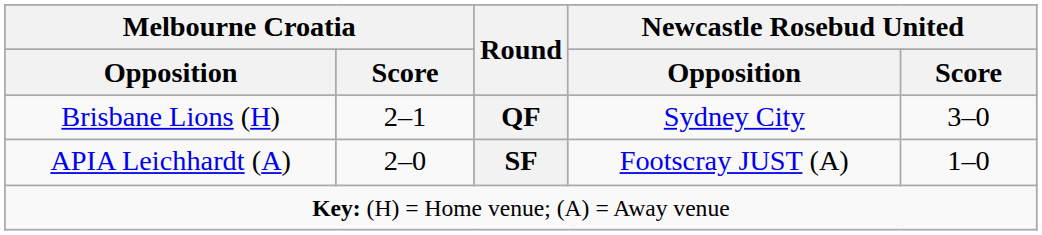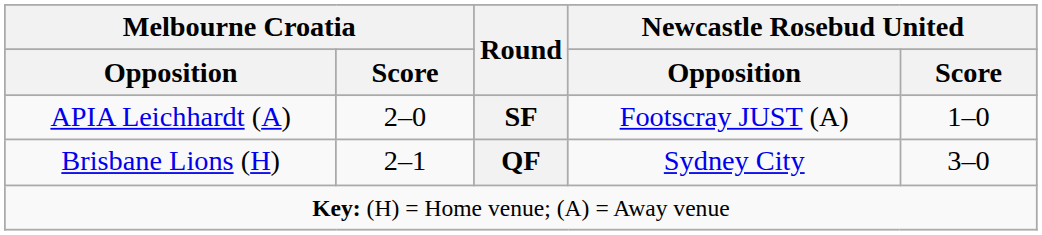rows swapped: (171, 116) <-> (171, 161)
